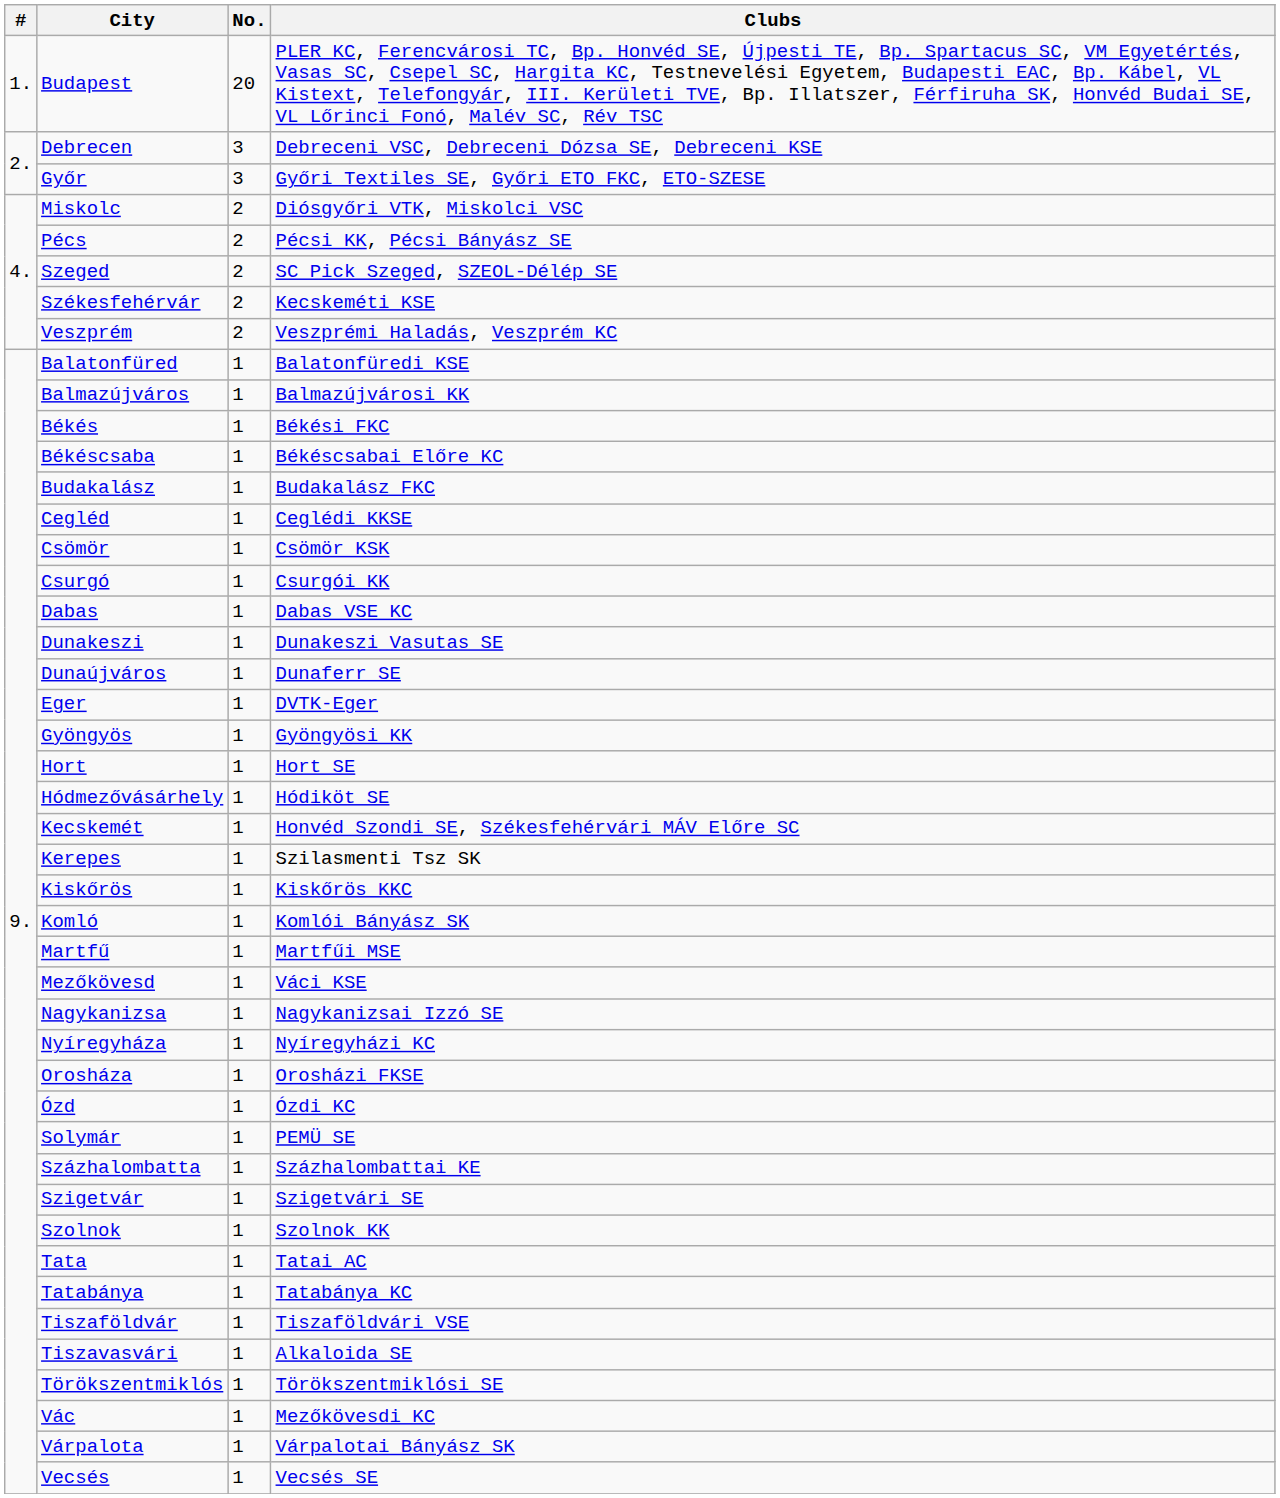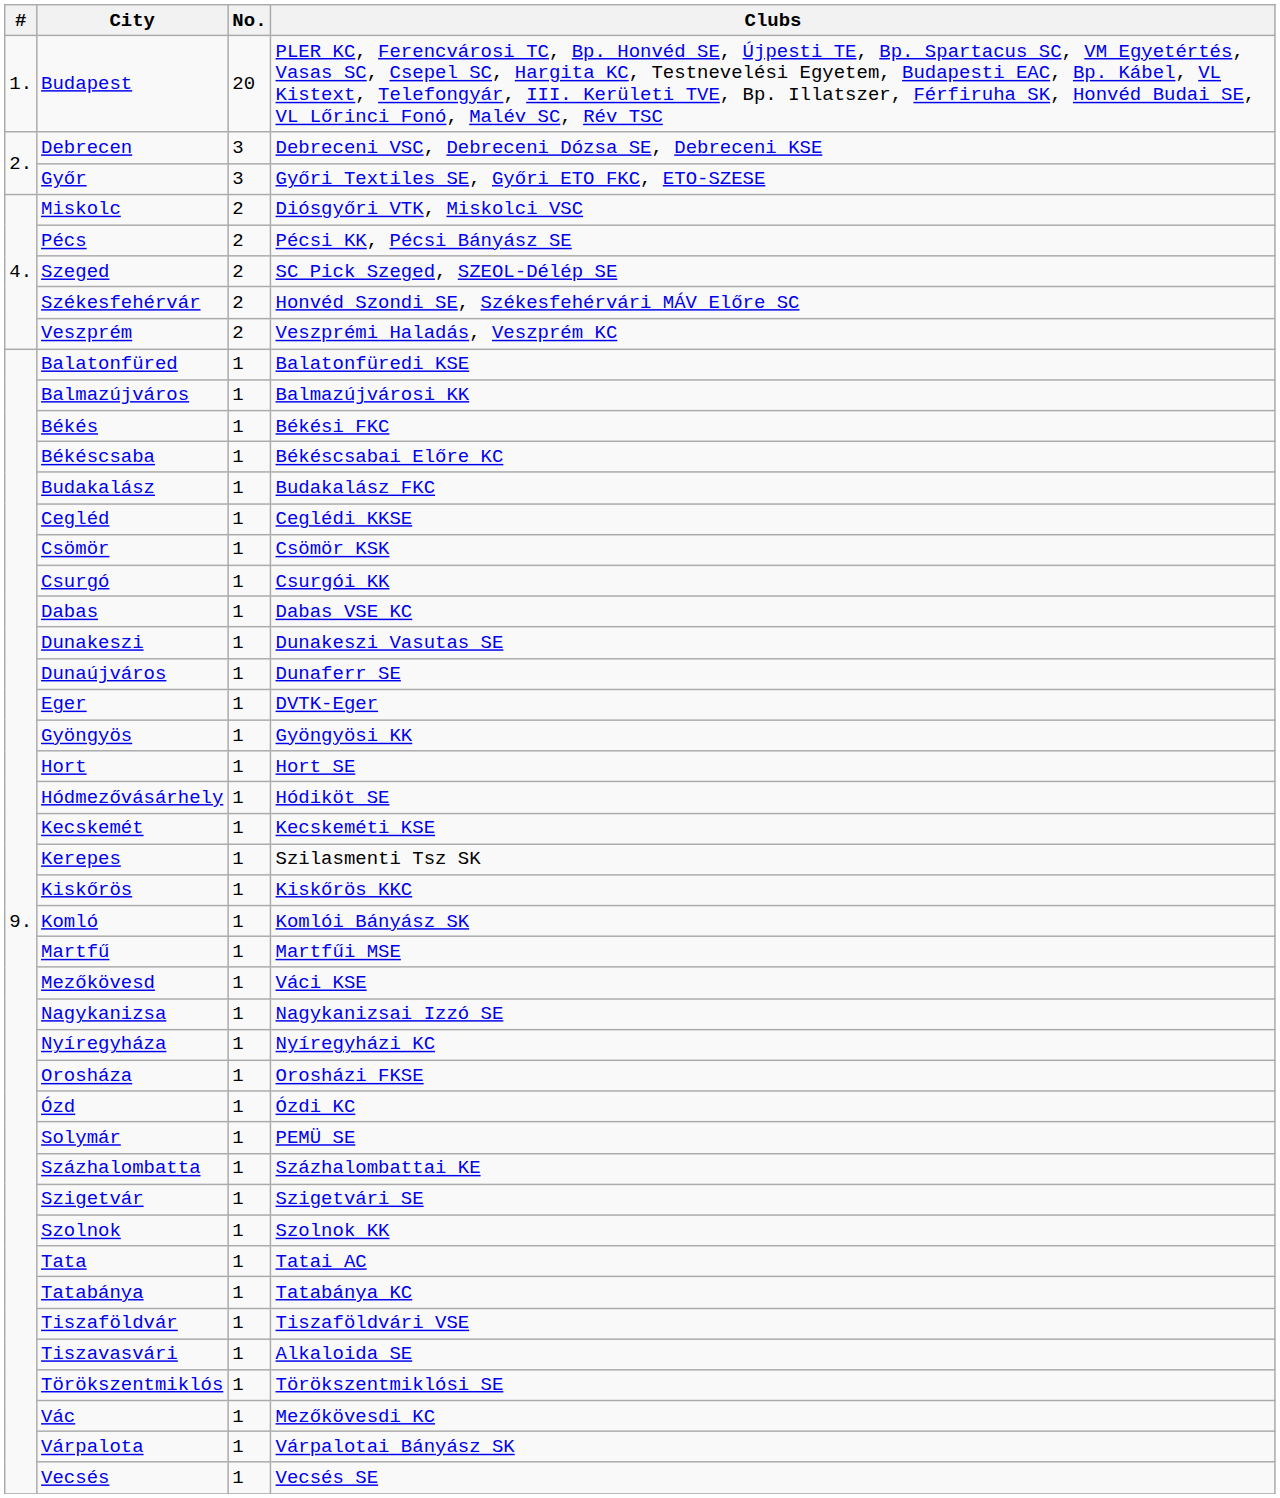(355, 302) Kecskeméti KSE -> (538, 302) Honvéd Szondi SE, Székesfehérvári MÁV Előre SC
(538, 828) Honvéd Szondi SE, Székesfehérvári MÁV Előre SC -> (355, 828) Kecskeméti KSE
